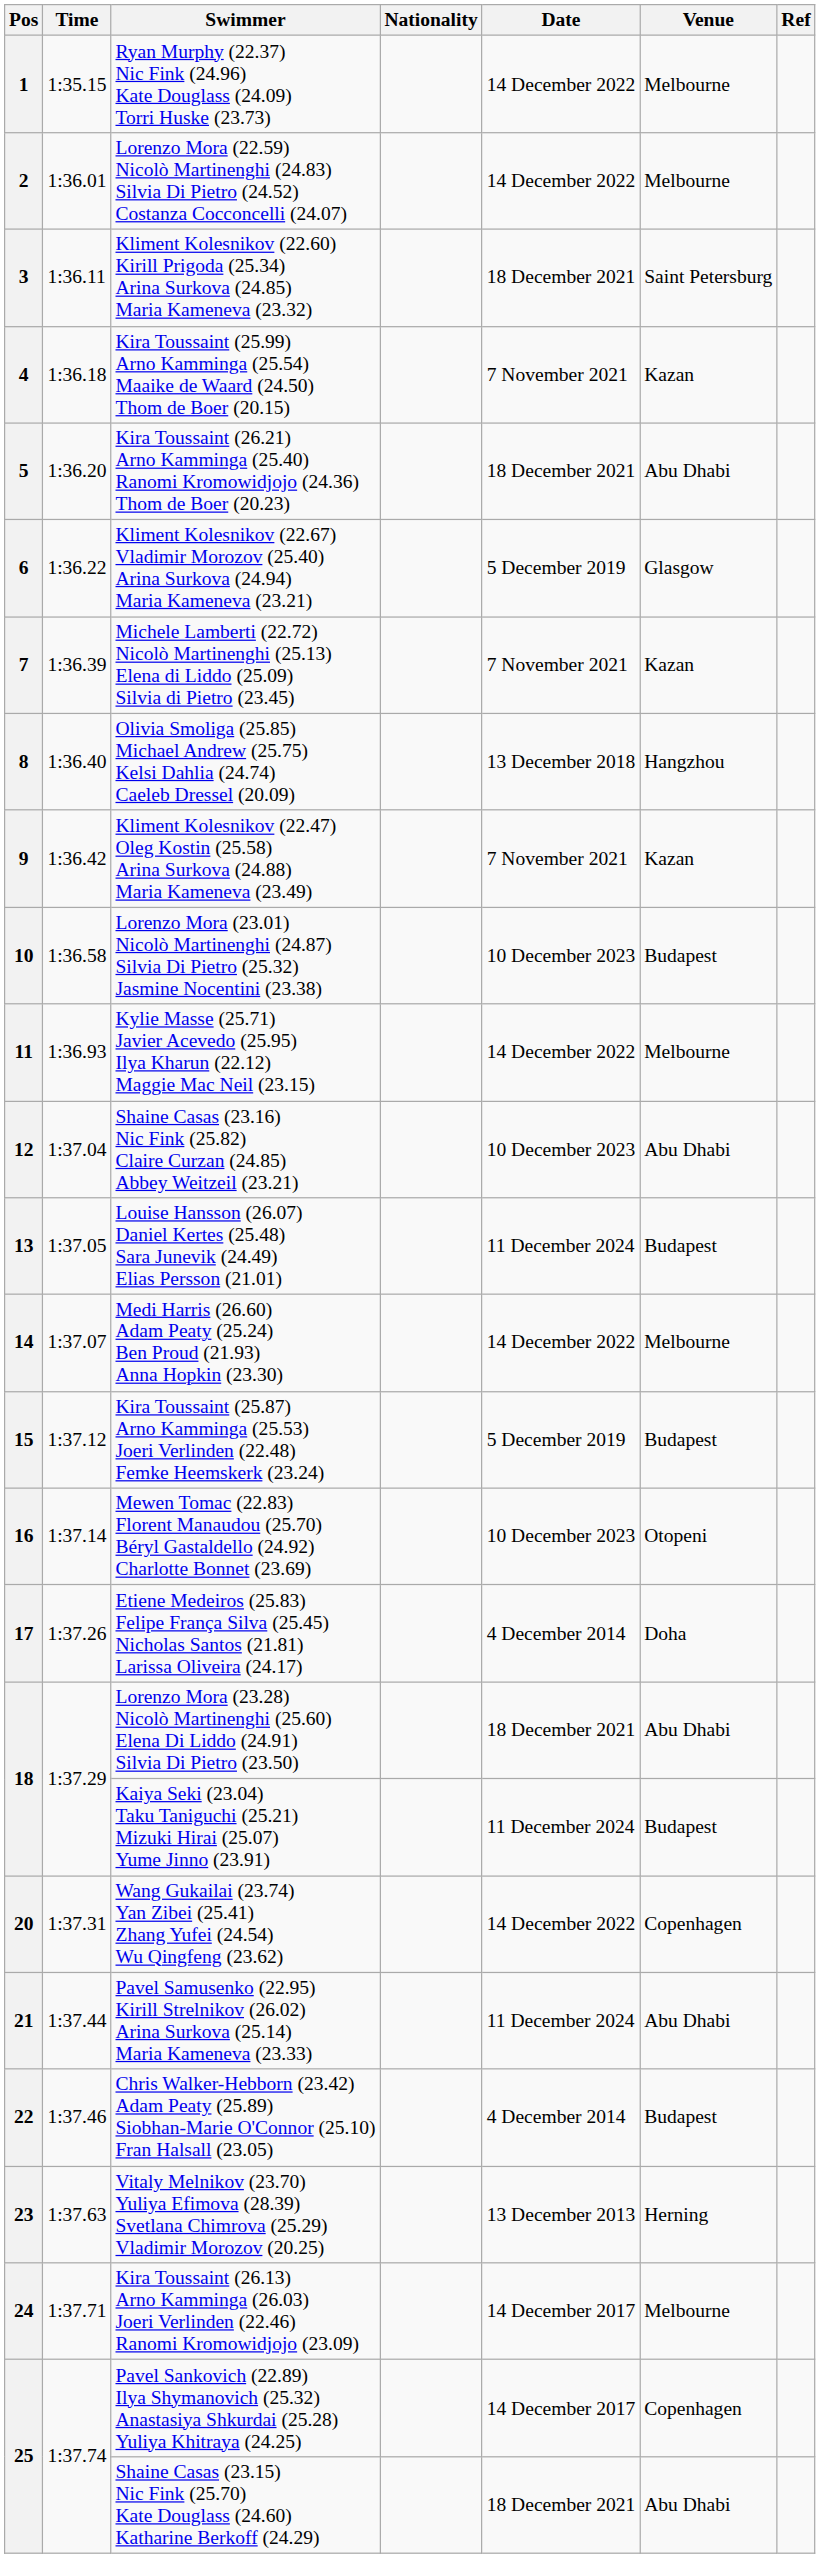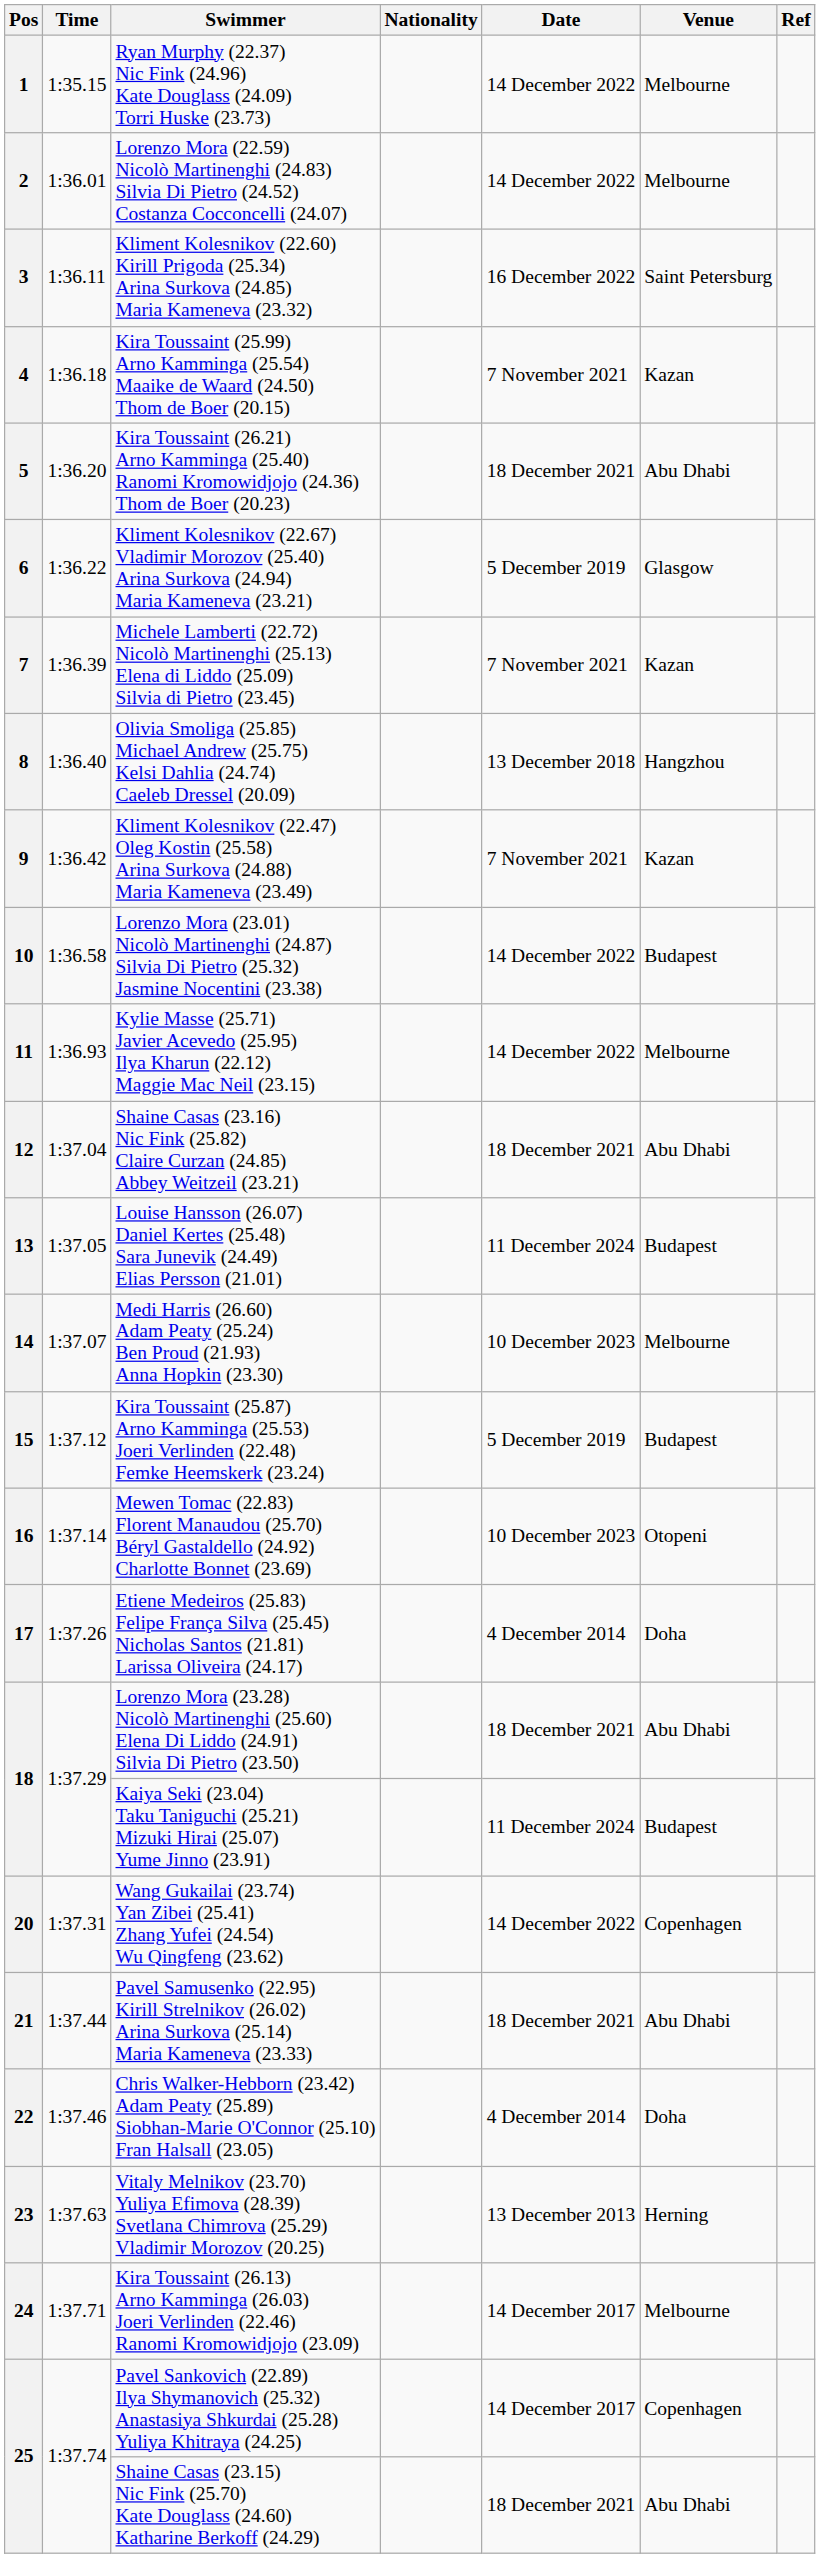(561, 277) 18 December 2021 -> (561, 277) 16 December 2022
(561, 955) 10 December 2023 -> (561, 955) 14 December 2022
(561, 1149) 10 December 2023 -> (561, 1149) 18 December 2021
(561, 1342) 14 December 2022 -> (561, 1342) 10 December 2023
(561, 2020) 11 December 2024 -> (561, 2020) 18 December 2021
(681, 2117) Budapest -> (665, 2117) Doha
